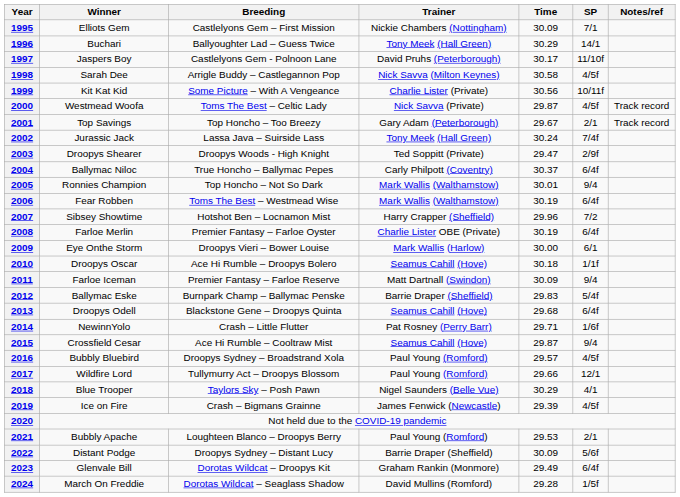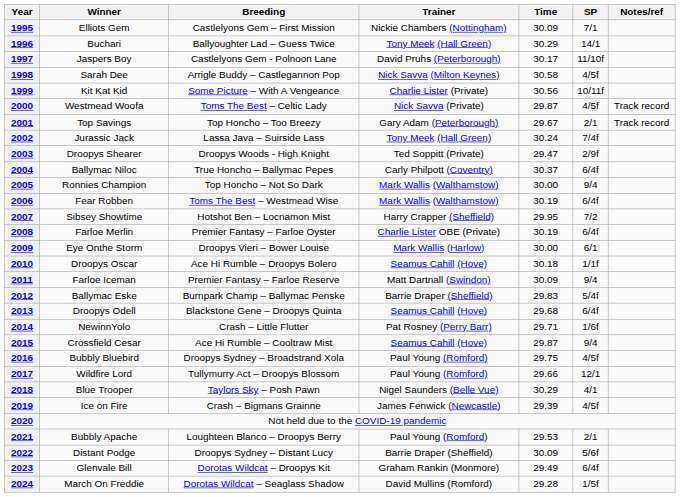(546, 185) 30.01 -> (546, 185) 30.00
(546, 216) 29.96 -> (546, 216) 29.95
(546, 358) 29.57 -> (546, 358) 29.75
